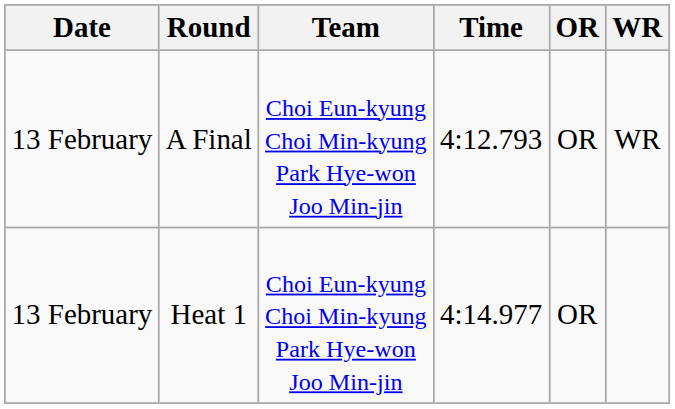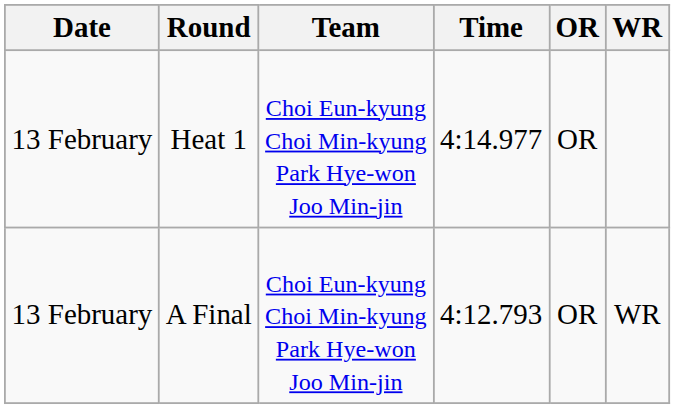rows swapped: (209, 314) <-> (209, 138)
